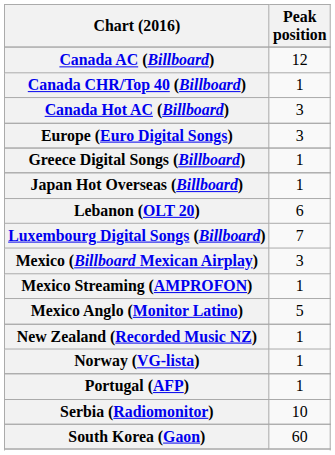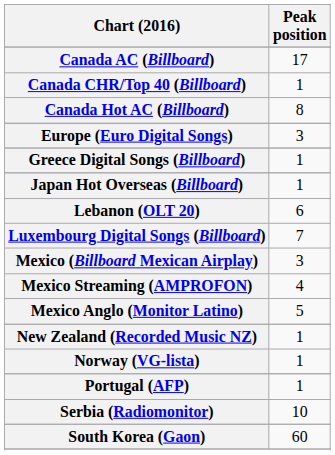(300, 60) 12 -> (300, 60) 17
(300, 110) 3 -> (300, 110) 8
(300, 286) 1 -> (300, 286) 4
